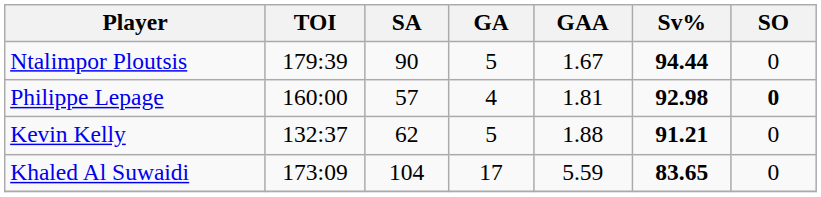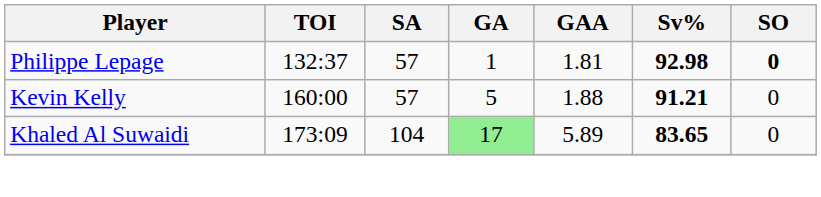- row: (99, 60)
(315, 97) 160:00 -> (315, 60) 132:37
(491, 97) 4 -> (491, 60) 1
(315, 135) 132:37 -> (315, 97) 160:00
(407, 135) 62 -> (407, 97) 57
(491, 172) no background -> (491, 135) lightgreen background
(583, 172) 5.59 -> (583, 135) 5.89
